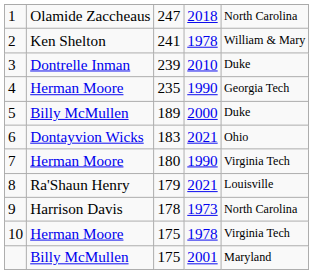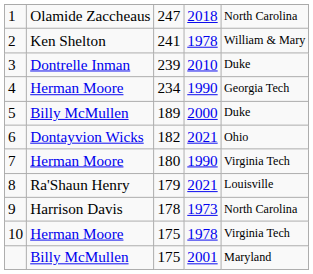(169, 88) 235 -> (169, 88) 234
(169, 137) 183 -> (169, 137) 182
